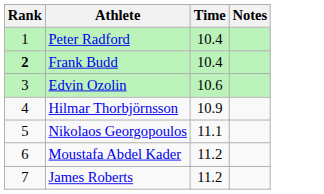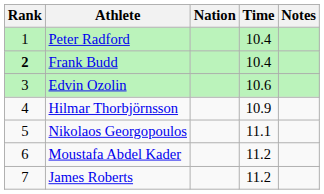+ column: (215, 16)
